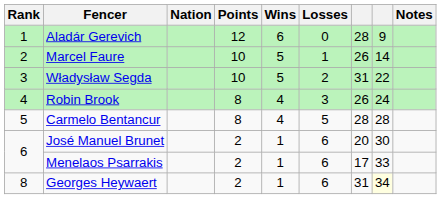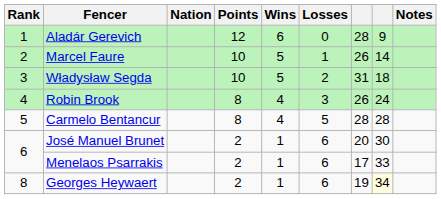(382, 78) 22 -> (382, 78) 18
(361, 183) 31 -> (361, 183) 19
